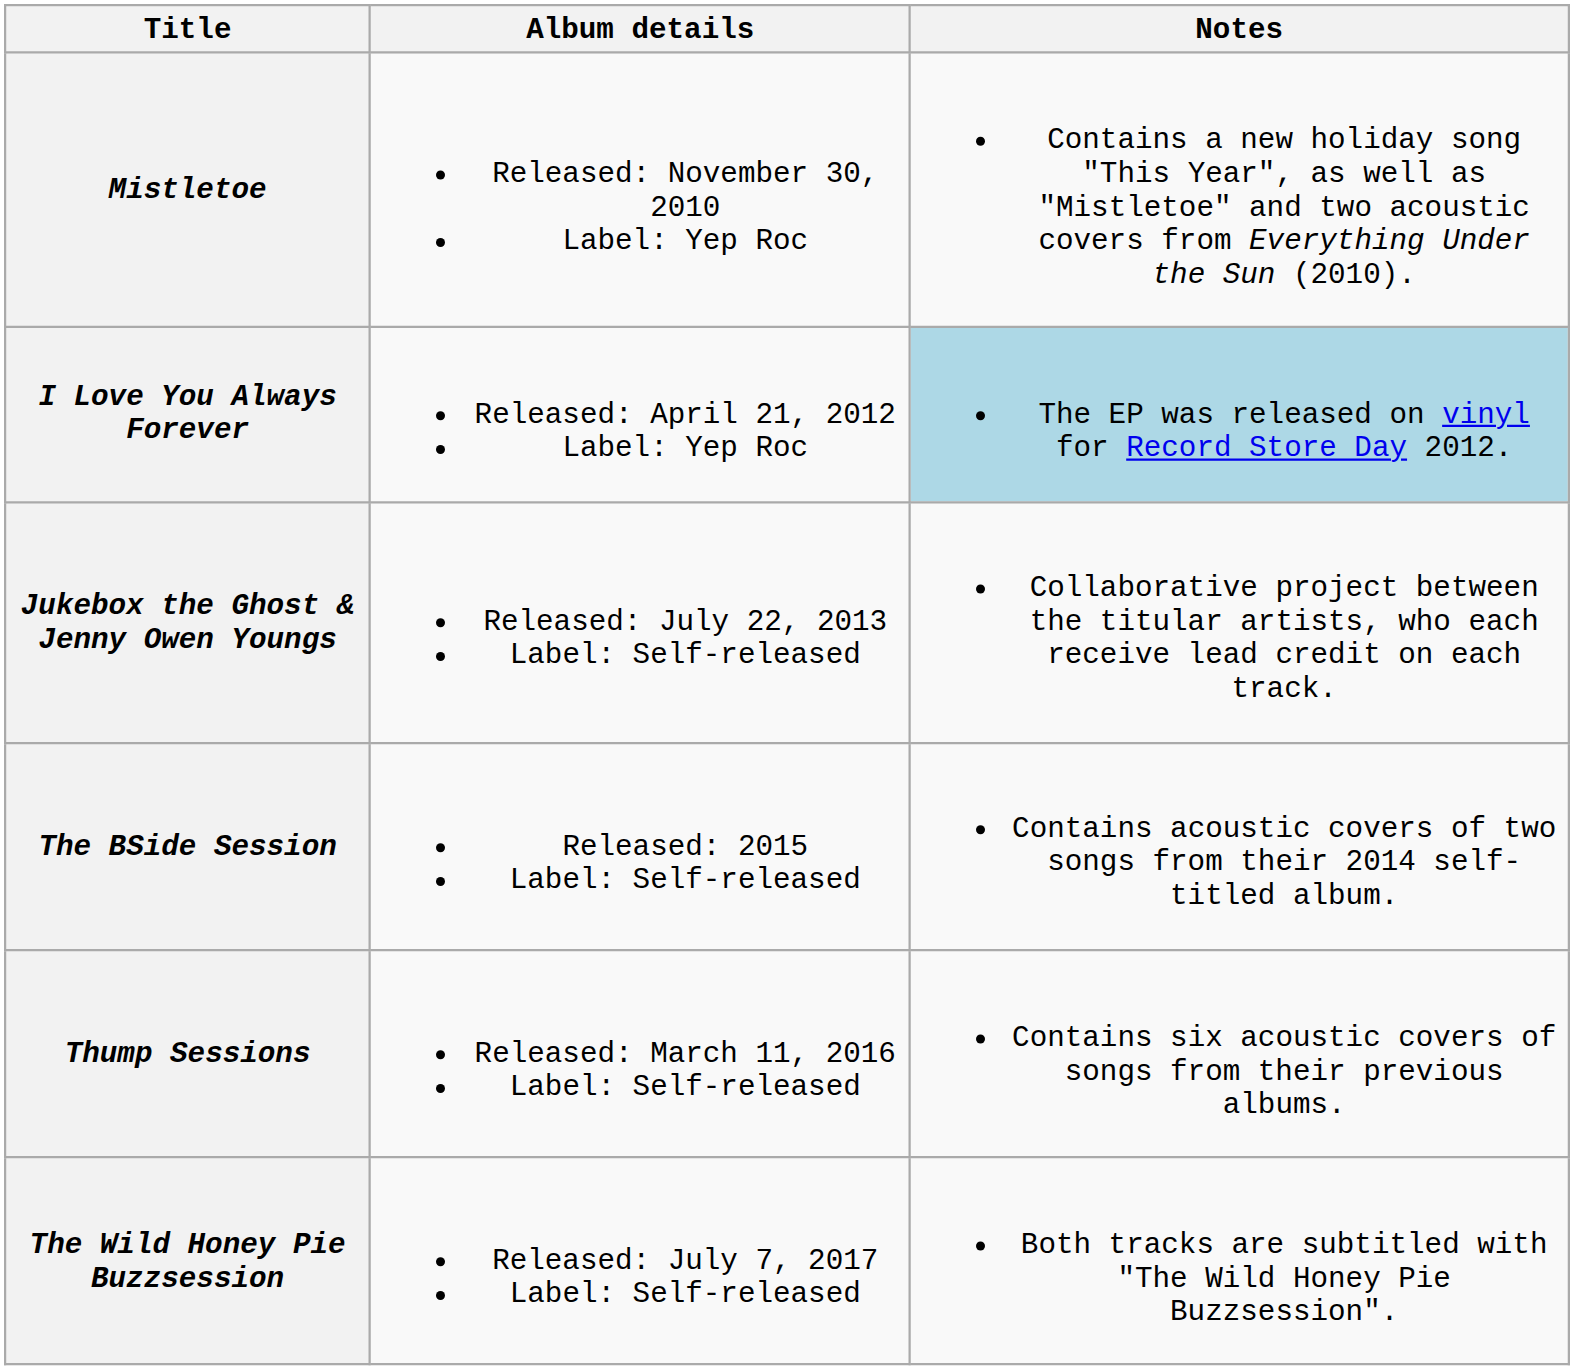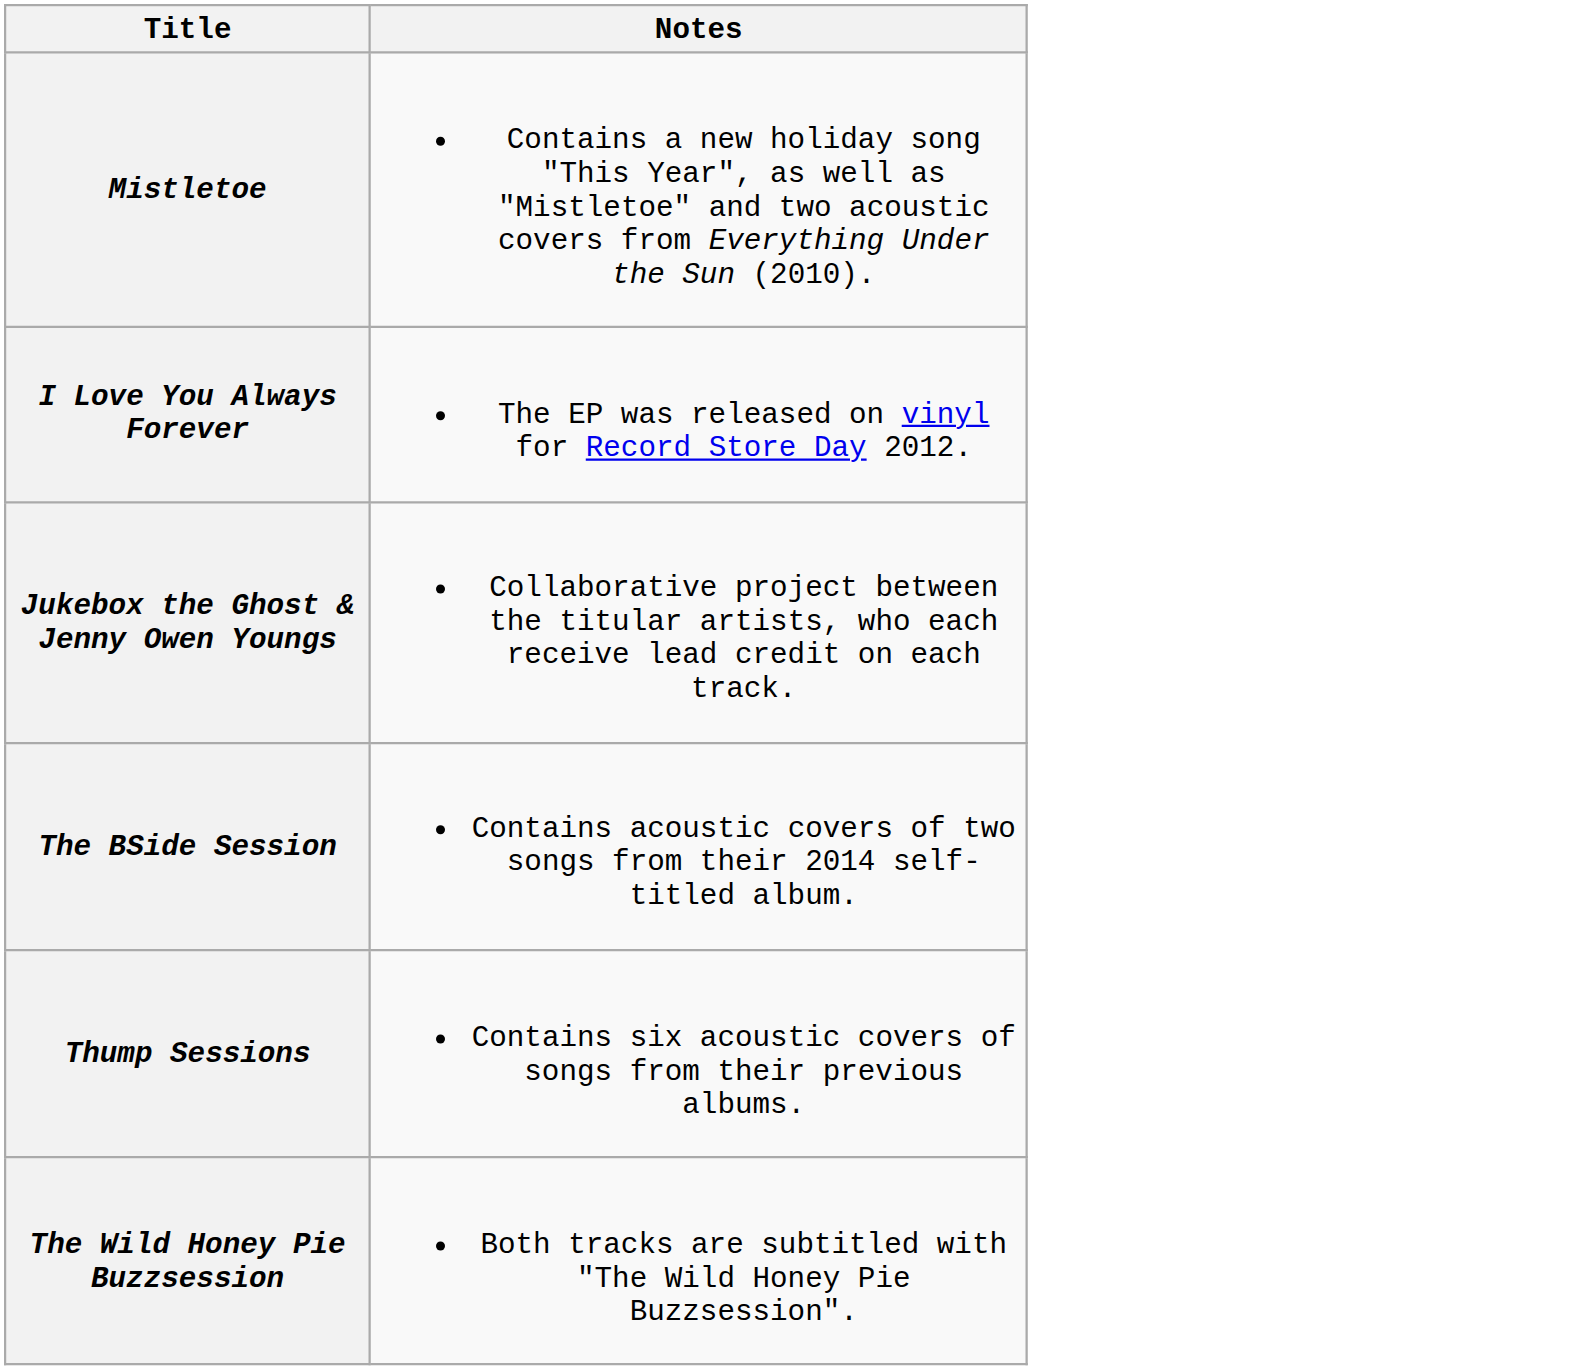- column: (640, 29)
(1239, 431) lightblue background -> (699, 431) no background
